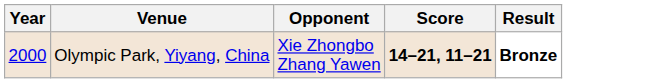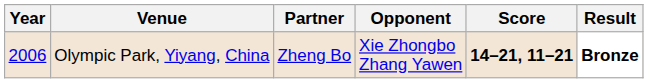+ column: (314, 18)
(27, 55) 2000 -> (27, 55) 2006
